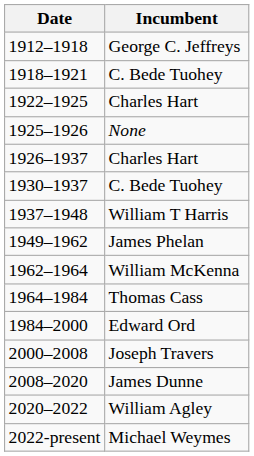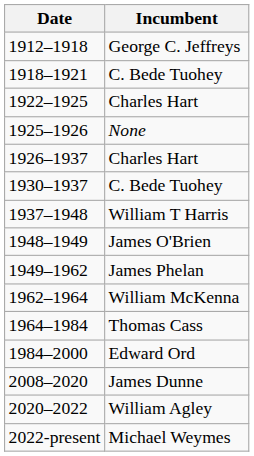+ row: (48, 241)
- row: (48, 353)
